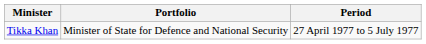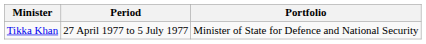columns swapped: (176, 13) <-> (356, 13)
